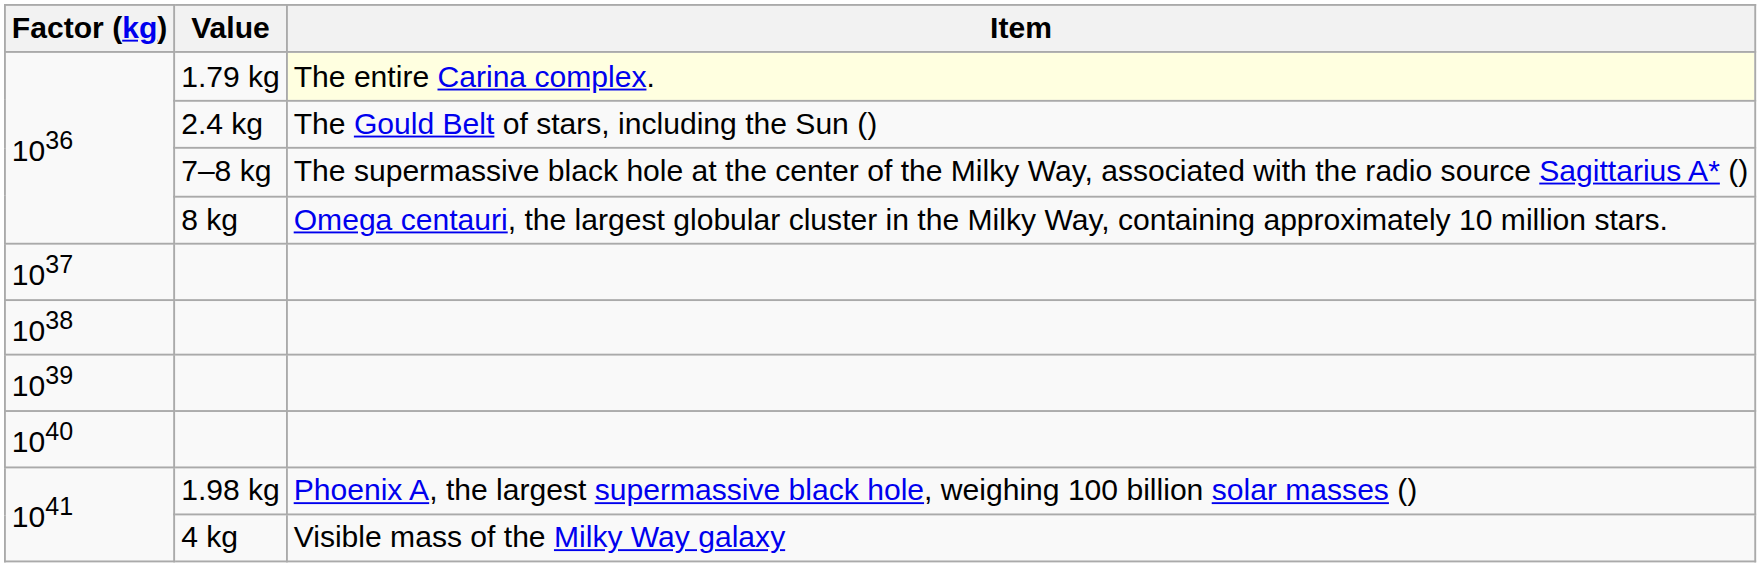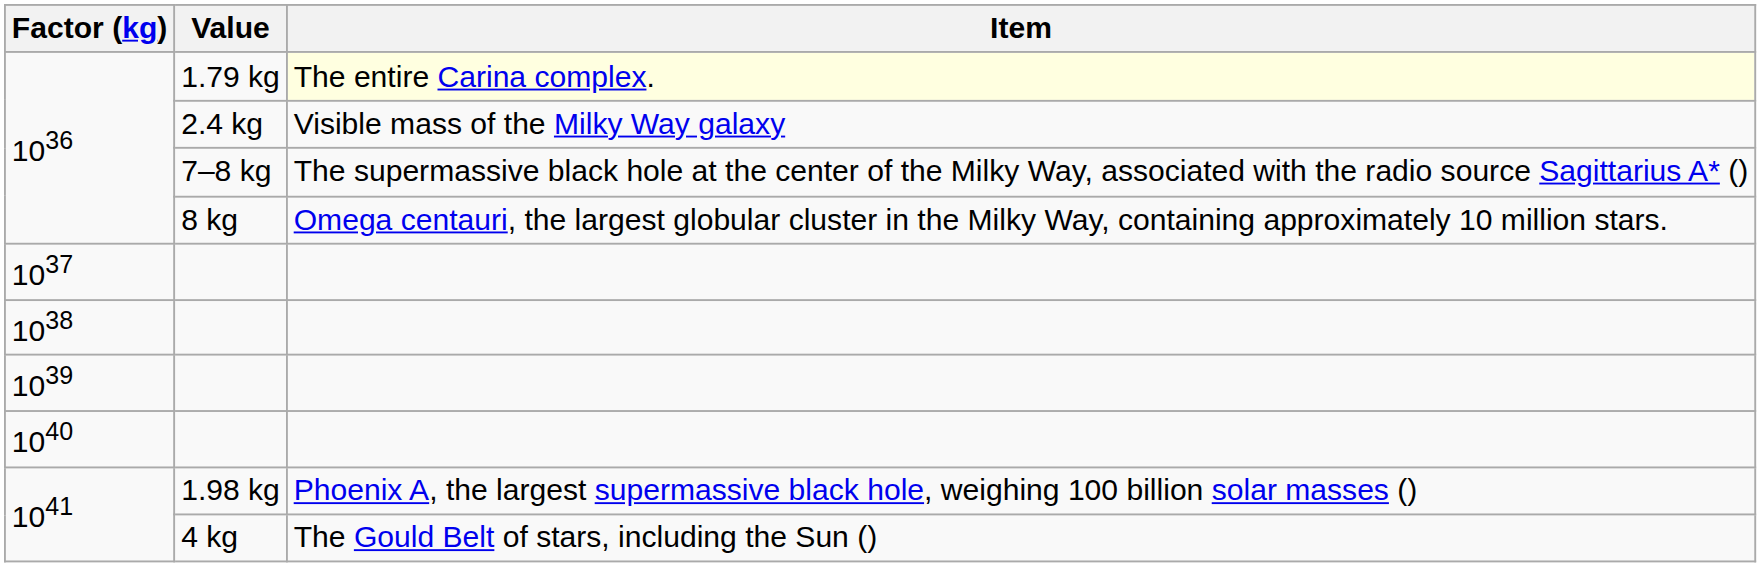(585, 123) The Gould Belt of stars, including the Sun () -> (539, 123) Visible mass of the Milky Way galaxy
(539, 537) Visible mass of the Milky Way galaxy -> (585, 537) The Gould Belt of stars, including the Sun ()
